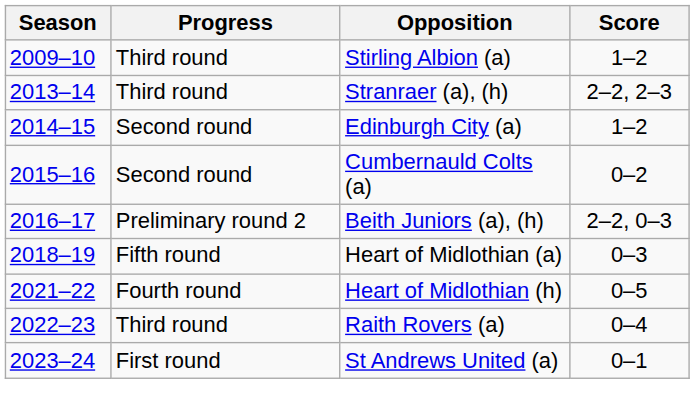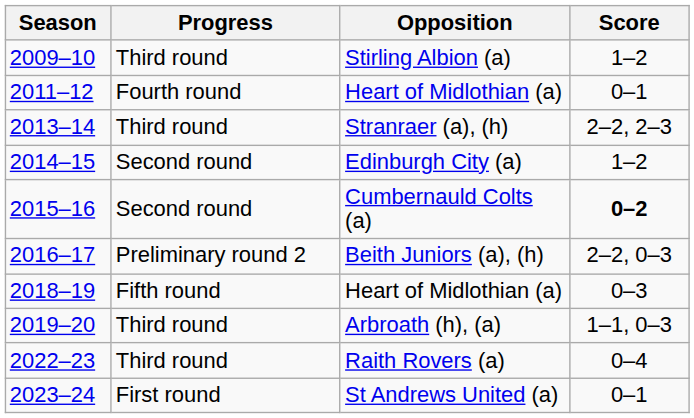+ row: (52, 92)
(629, 174) normal -> (629, 208) bold
+ row: (52, 325)
- row: (52, 290)
